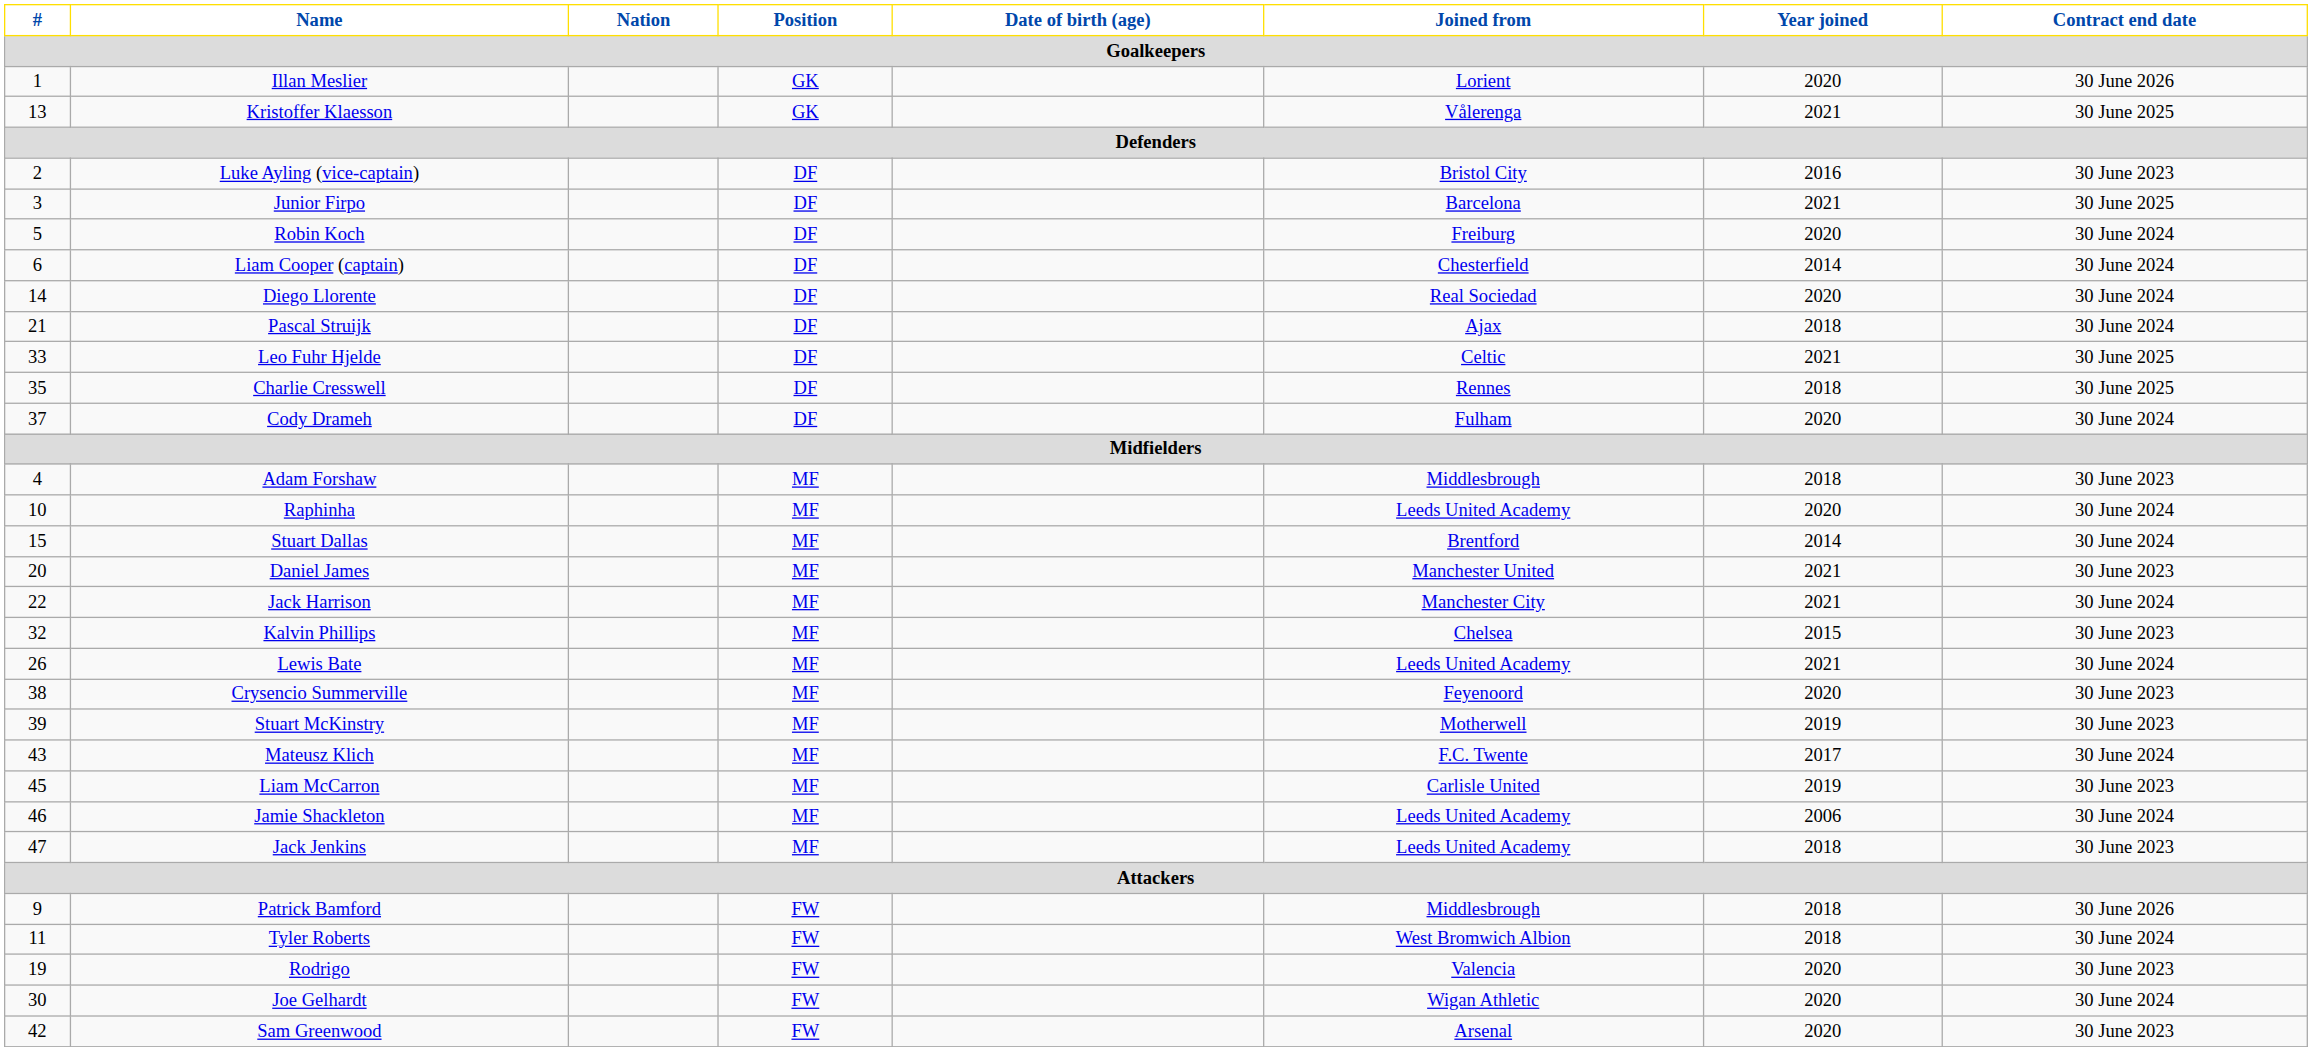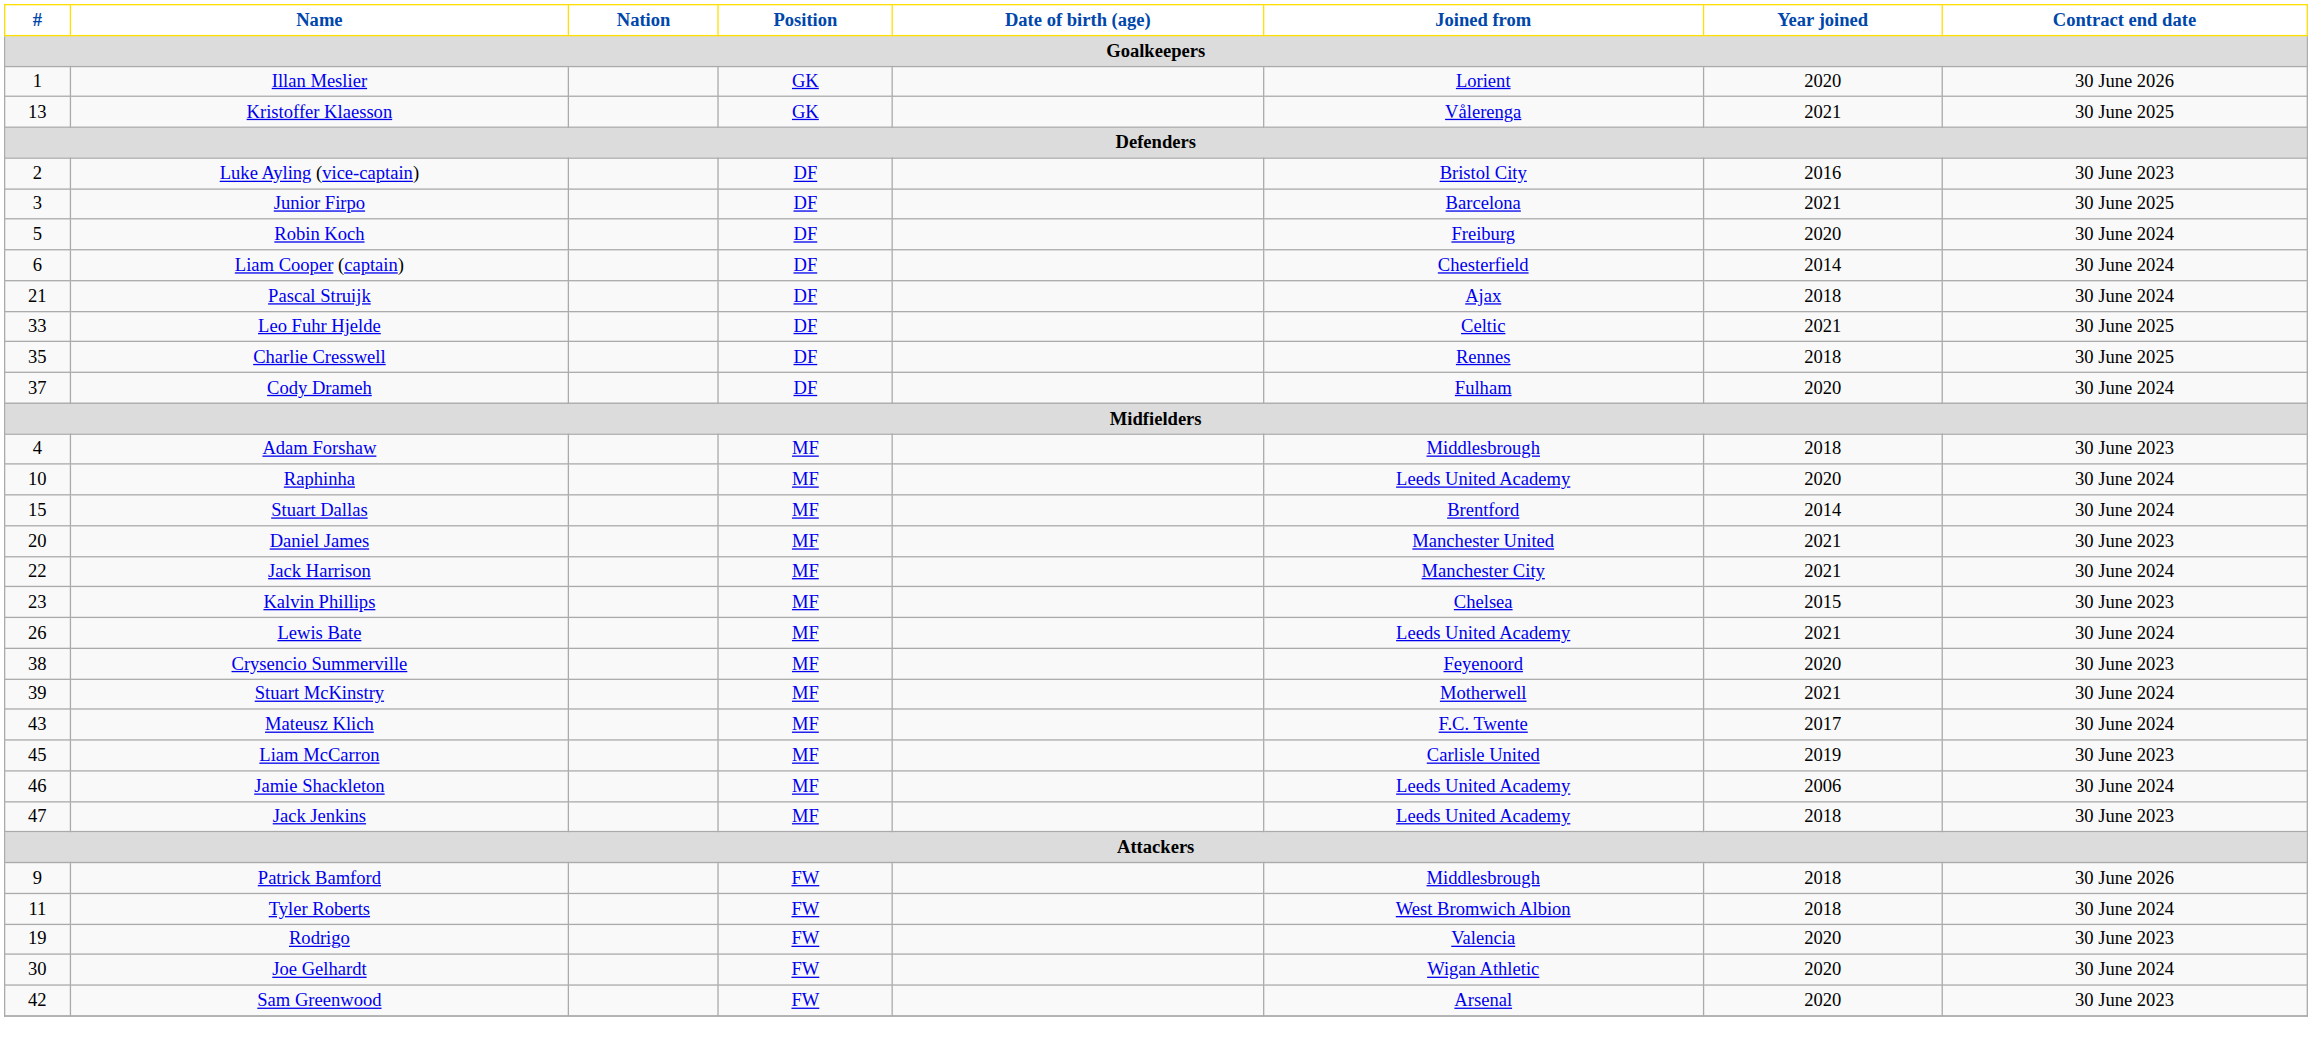- row: (319, 295)
(37, 632) 32 -> (37, 602) 23
(1823, 724) 2019 -> (1823, 694) 2021
(2124, 724) 30 June 2023 -> (2124, 694) 30 June 2024
